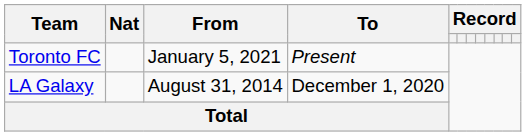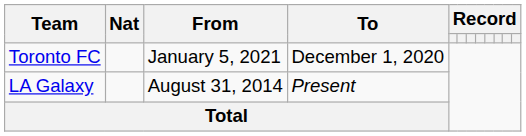(323, 57) Present -> (368, 57) December 1, 2020
(368, 86) December 1, 2020 -> (323, 86) Present
